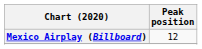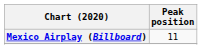(173, 37) 12 -> (173, 37) 11
